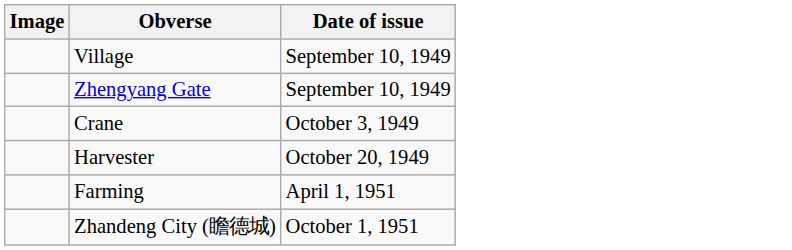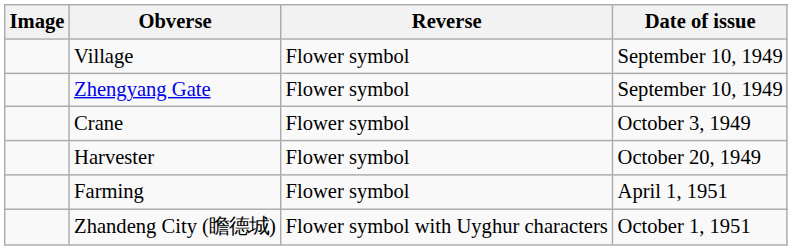+ column: (447, 21)
